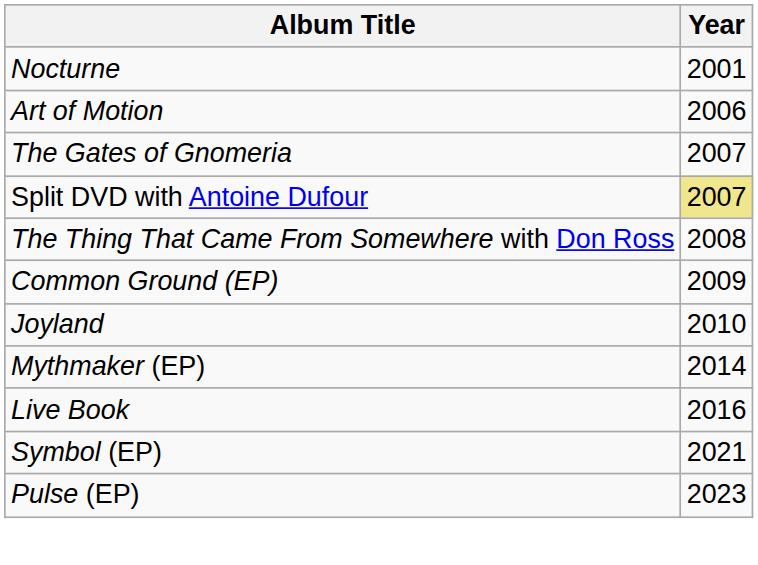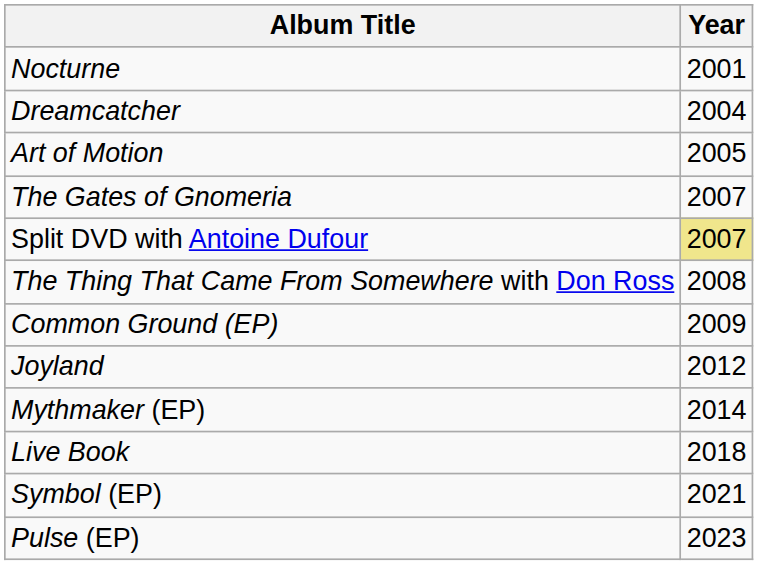+ row: (95, 111)
(717, 111) 2006 -> (717, 153) 2005
(717, 324) 2010 -> (717, 366) 2012
(717, 409) 2016 -> (717, 452) 2018
